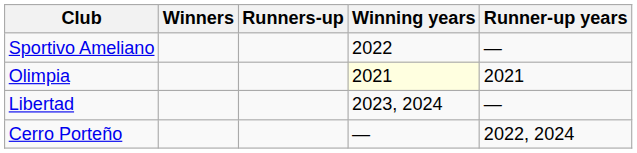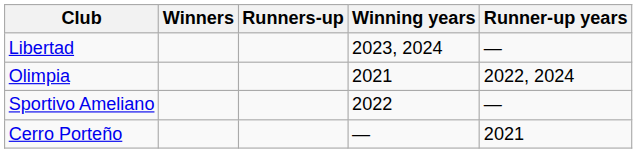rows swapped: (41, 104) <-> (82, 47)
(372, 76) lightyellow background -> (372, 76) no background
(504, 76) 2021 -> (529, 76) 2022, 2024
(529, 133) 2022, 2024 -> (504, 133) 2021
